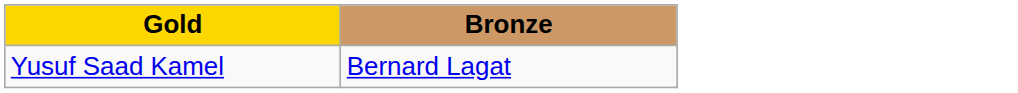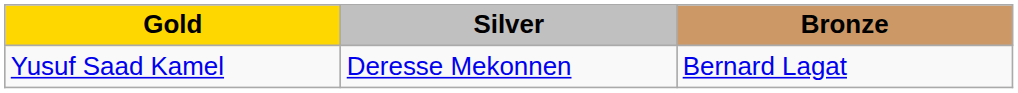+ column: (509, 25)
